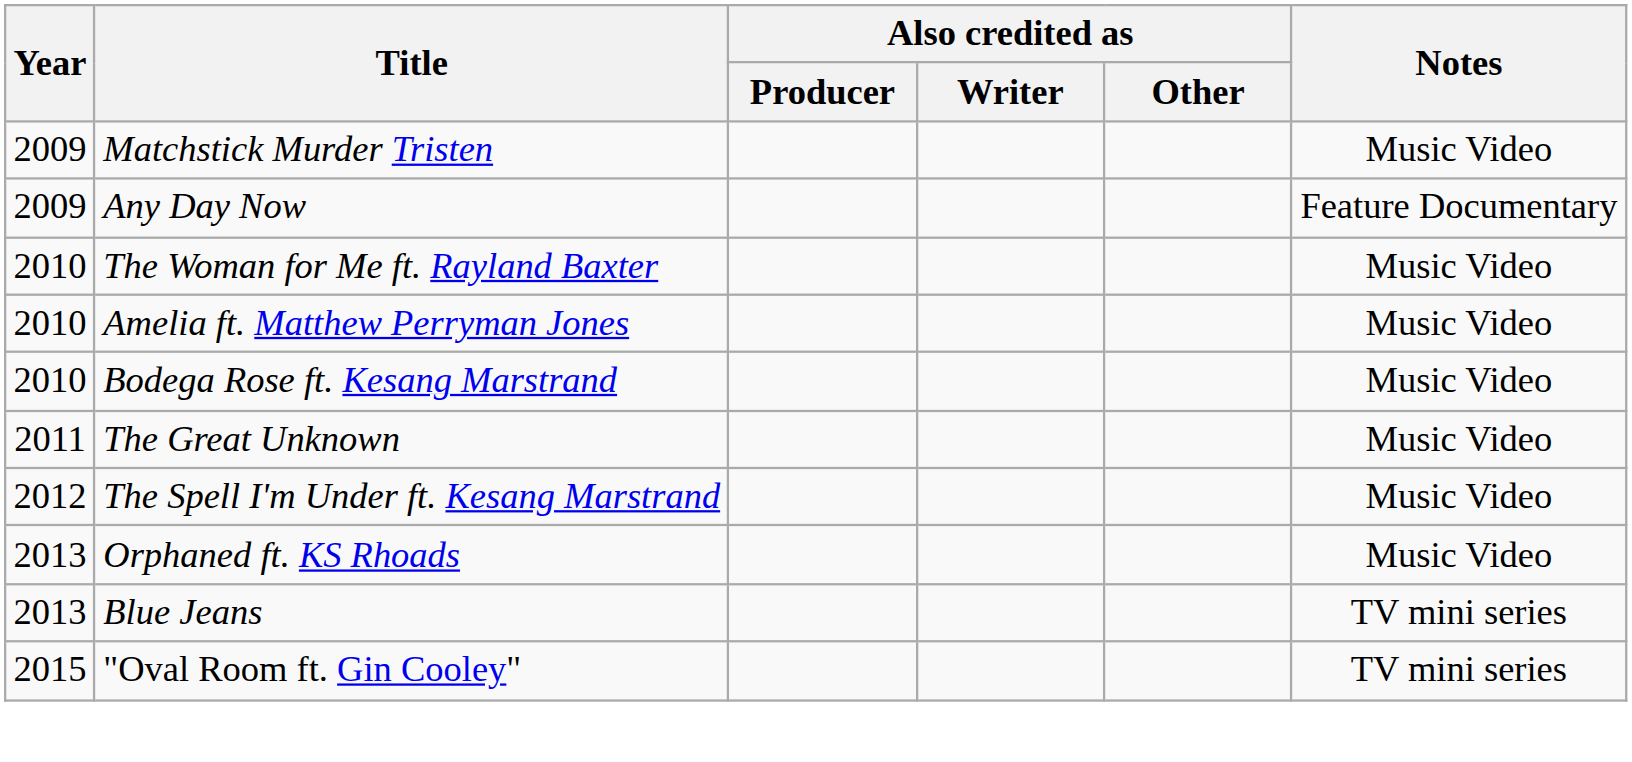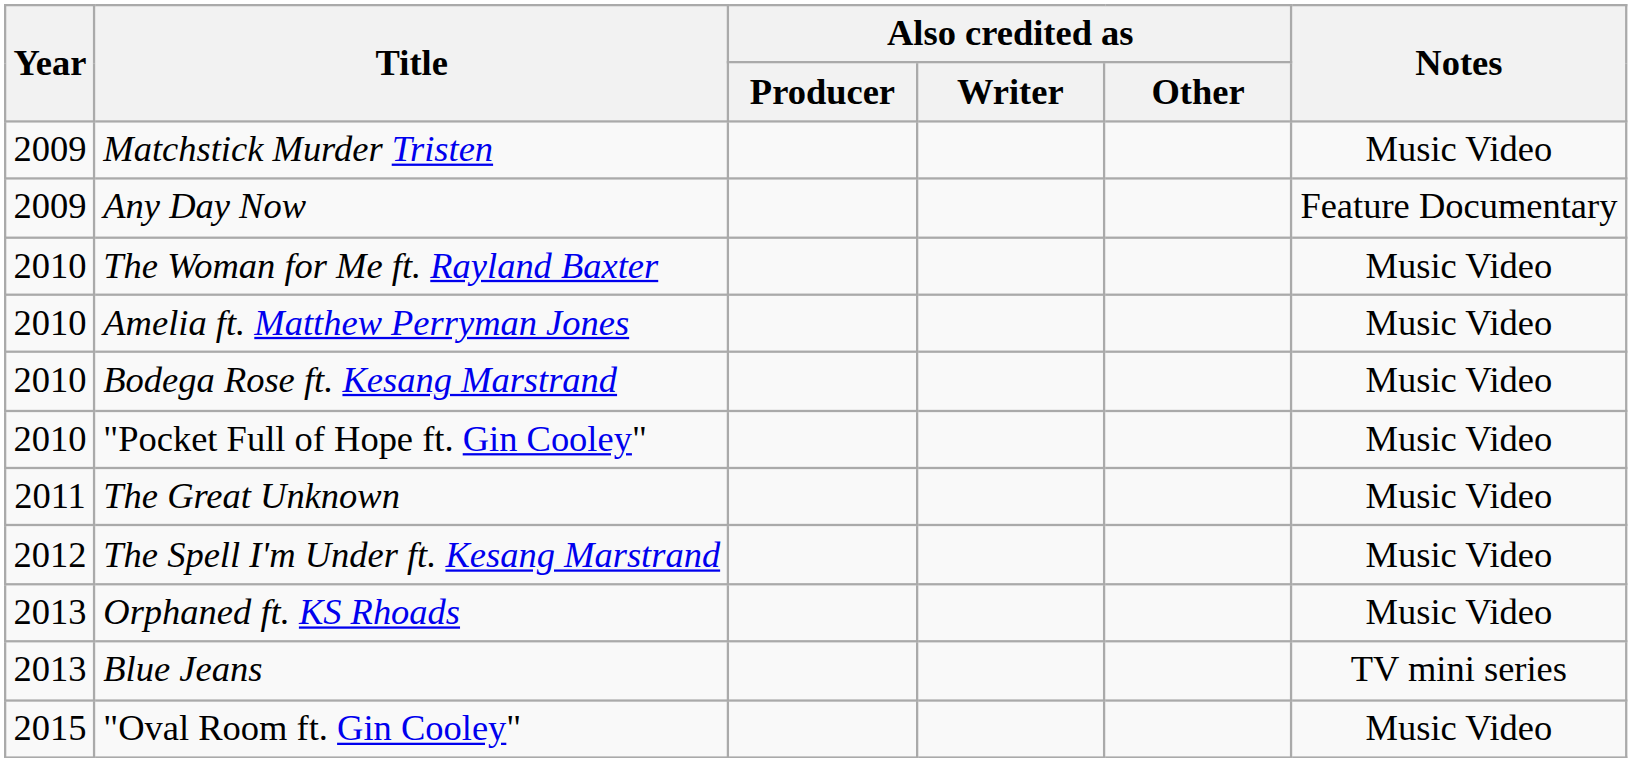+ row: (375, 438)
(1459, 669) TV mini series -> (1459, 727) Music Video
